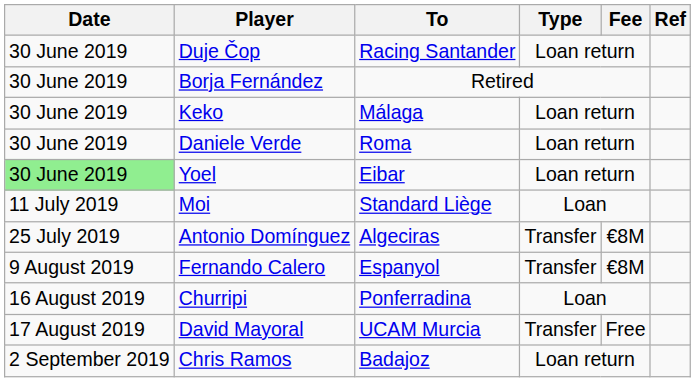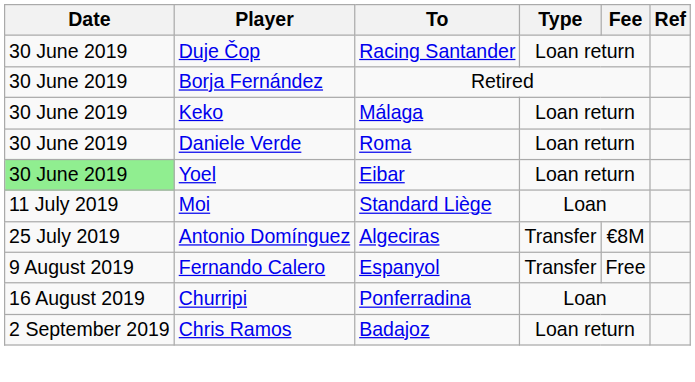(625, 267) €8M -> (625, 267) Free
- row: (241, 329)
